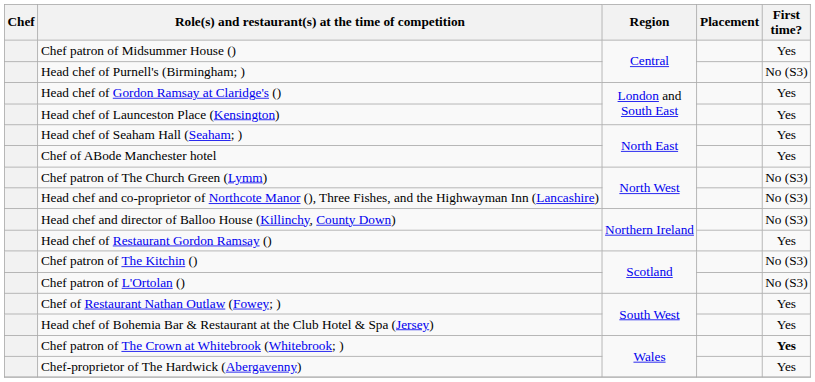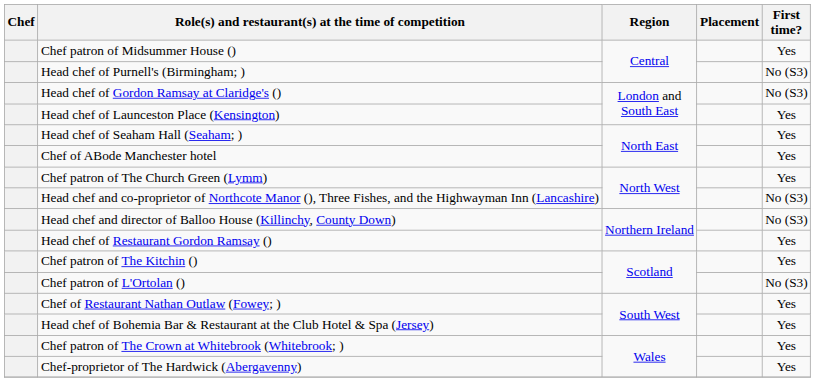(786, 93) Yes -> (786, 93) No (S3)
(786, 177) No (S3) -> (786, 177) Yes
(786, 261) No (S3) -> (786, 261) Yes
(786, 345) bold -> (786, 345) normal
